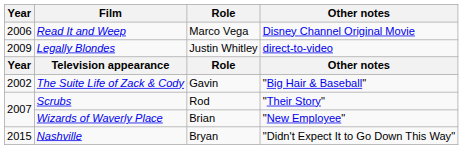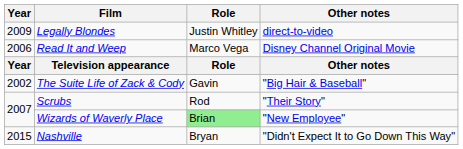rows swapped: (81, 31) <-> (76, 49)
(202, 119) no background -> (202, 119) lightgreen background
